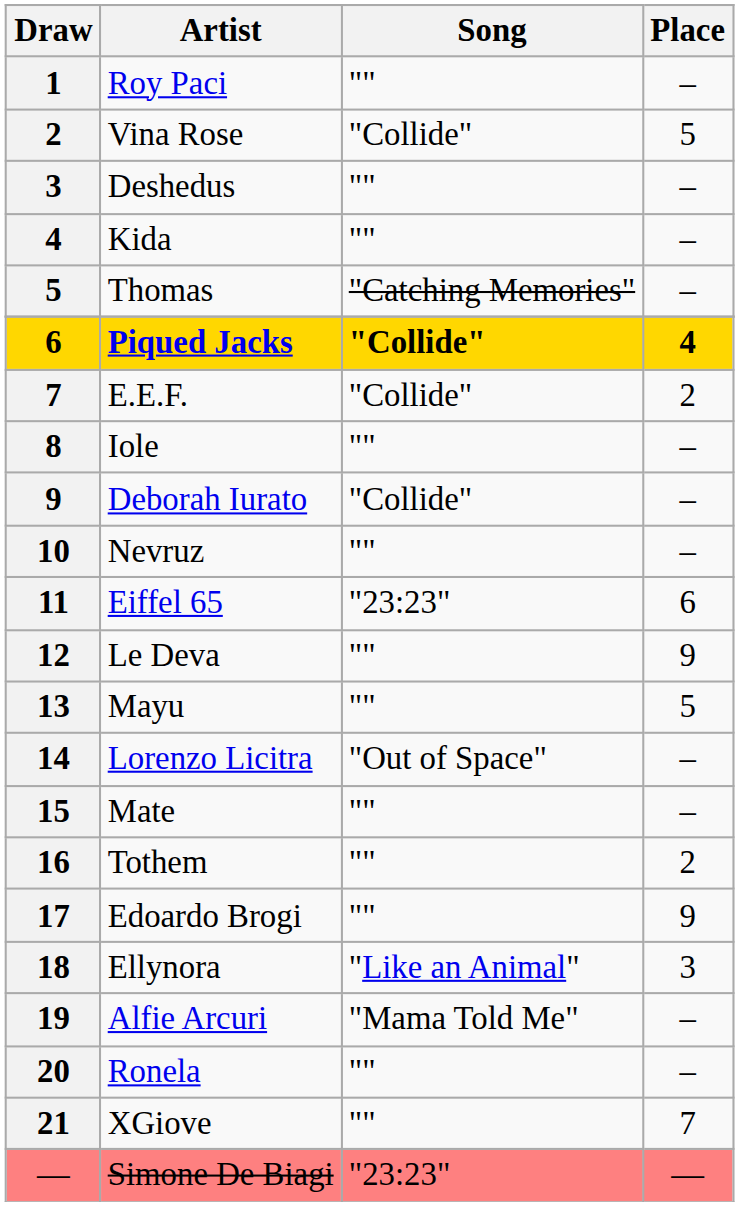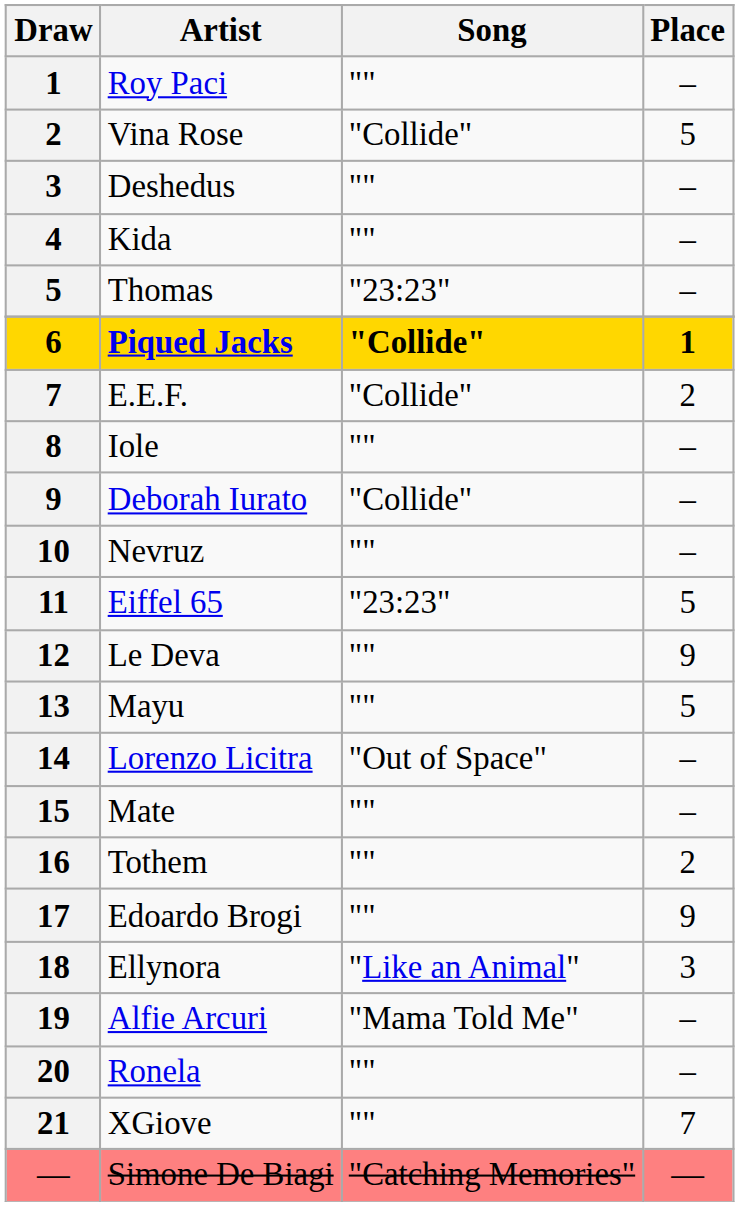(492, 290) "Catching Memories" -> (400, 290) "23:23"
(688, 342) 4 -> (688, 342) 1
(688, 602) 6 -> (688, 602) 5
(400, 1174) "23:23" -> (492, 1174) "Catching Memories"
